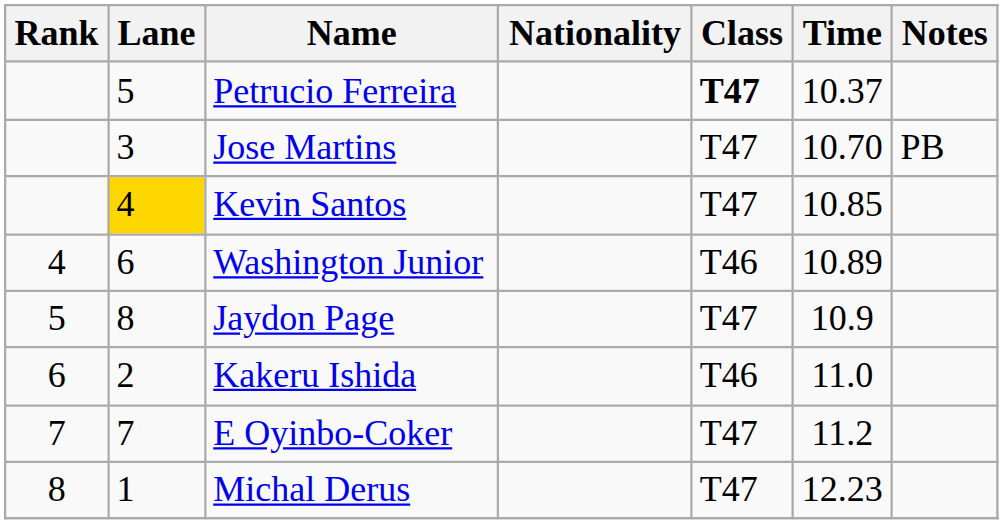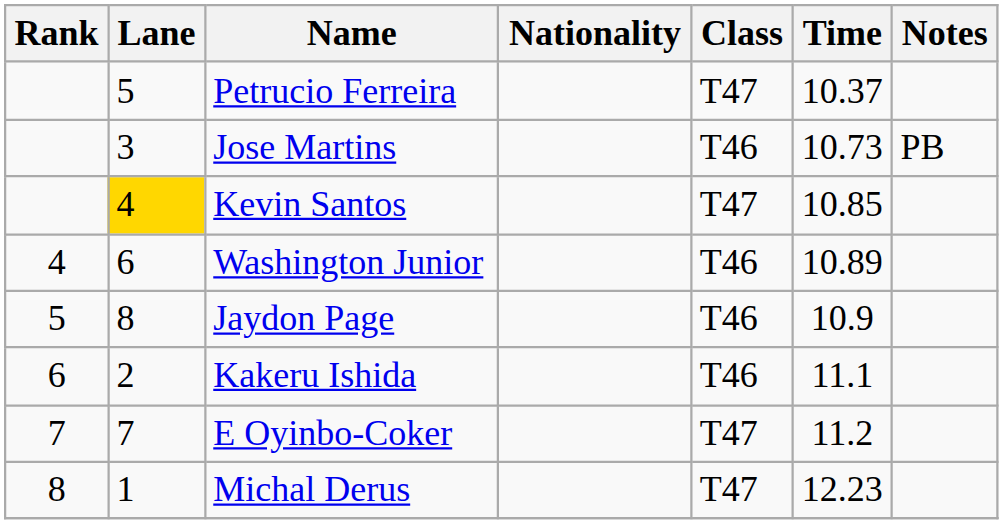(730, 90) bold -> (729, 90) normal
(729, 147) T47 -> (729, 147) T46
(842, 147) 10.70 -> (842, 147) 10.73
(729, 318) T47 -> (729, 318) T46
(842, 375) 11.0 -> (842, 375) 11.1
